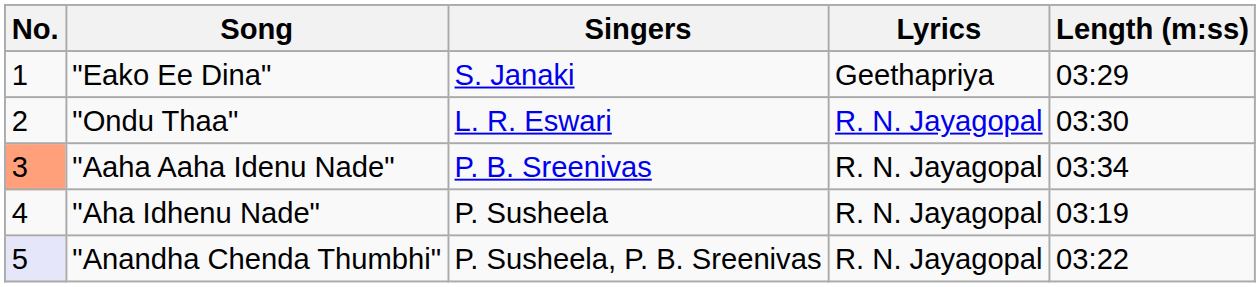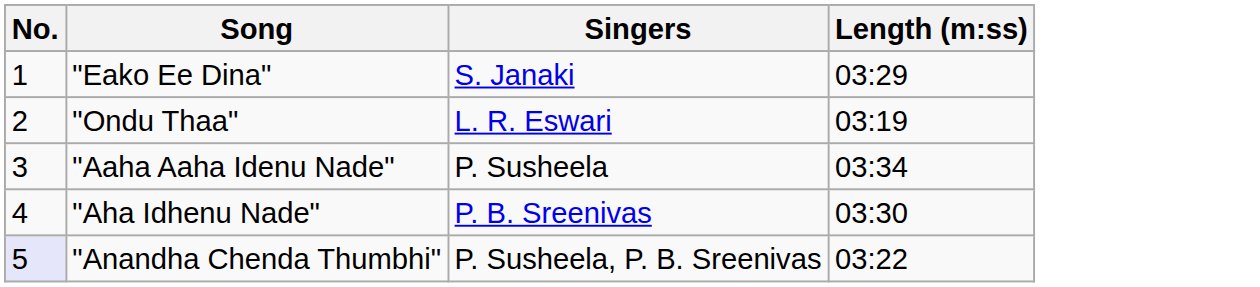- column: (939, 28)
(1093, 121) 03:30 -> (872, 121) 03:19
(20, 167) lightsalmon background -> (20, 167) no background
(553, 167) P. B. Sreenivas -> (531, 167) P. Susheela
(531, 213) P. Susheela -> (553, 213) P. B. Sreenivas
(1093, 213) 03:19 -> (872, 213) 03:30
